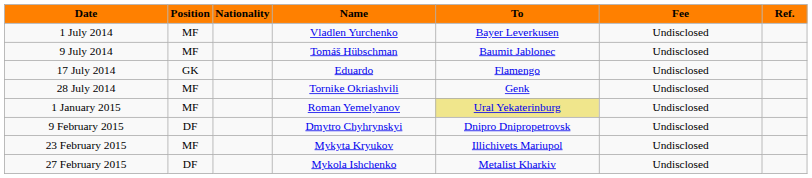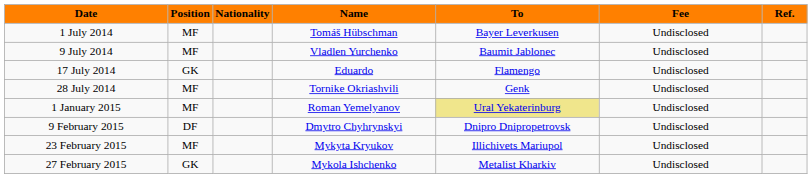(354, 33) Vladlen Yurchenko -> (354, 33) Tomáš Hübschman
(354, 51) Tomáš Hübschman -> (354, 51) Vladlen Yurchenko
(190, 164) DF -> (190, 164) GK
